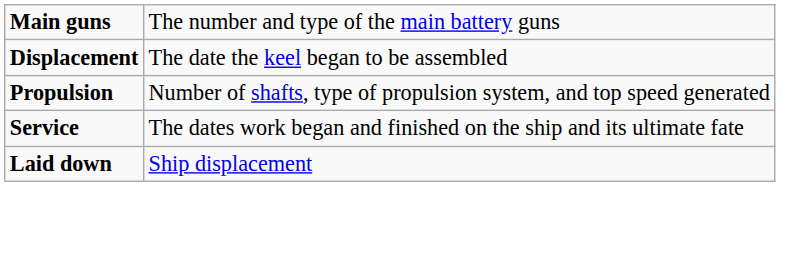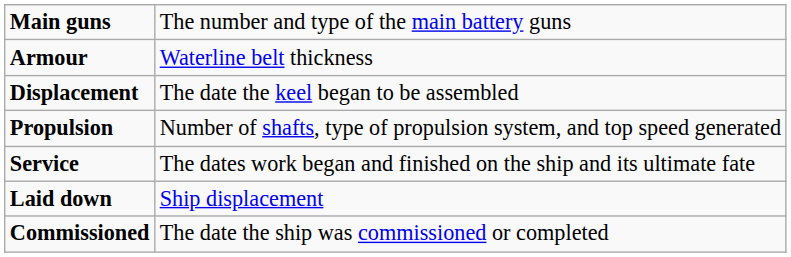+ row: (49, 57)
+ row: (80, 233)
